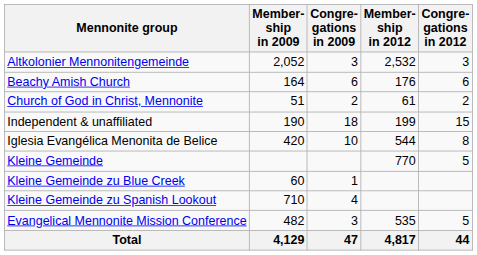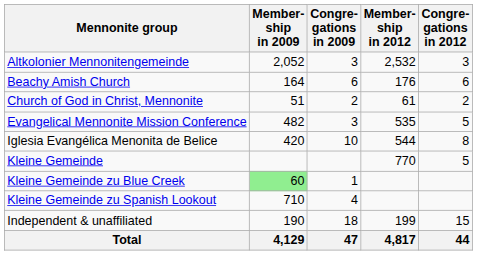rows swapped: (127, 220) <-> (80, 121)
(297, 181) no background -> (297, 181) lightgreen background
